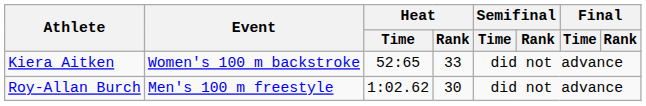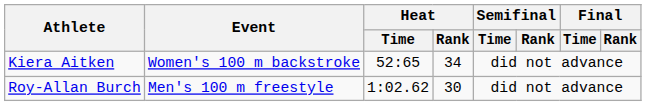(453, 63) 33 -> (453, 63) 34
